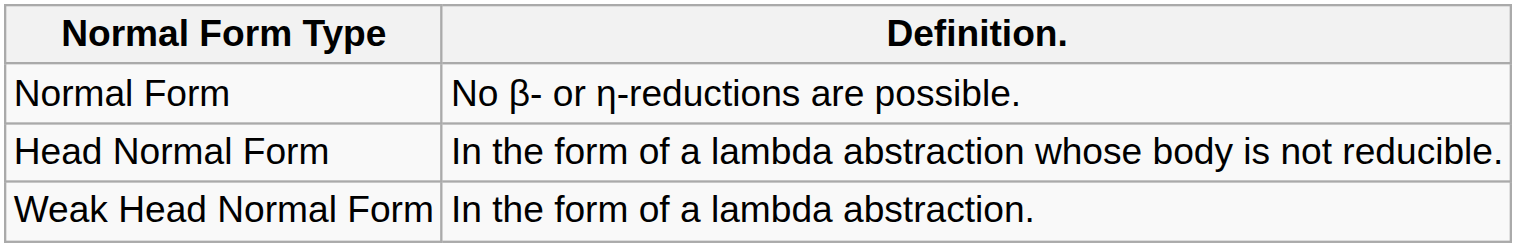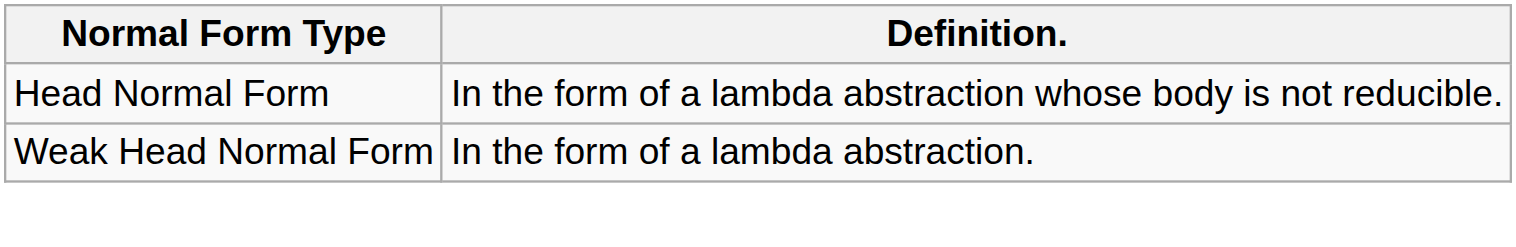- row: (122, 92)
